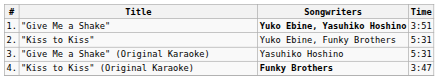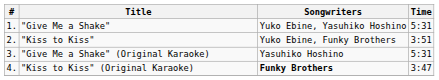(333, 26) bold -> (333, 26) normal
(421, 26) 3:51 -> (421, 26) 5:31
(421, 40) 5:31 -> (421, 40) 3:51
